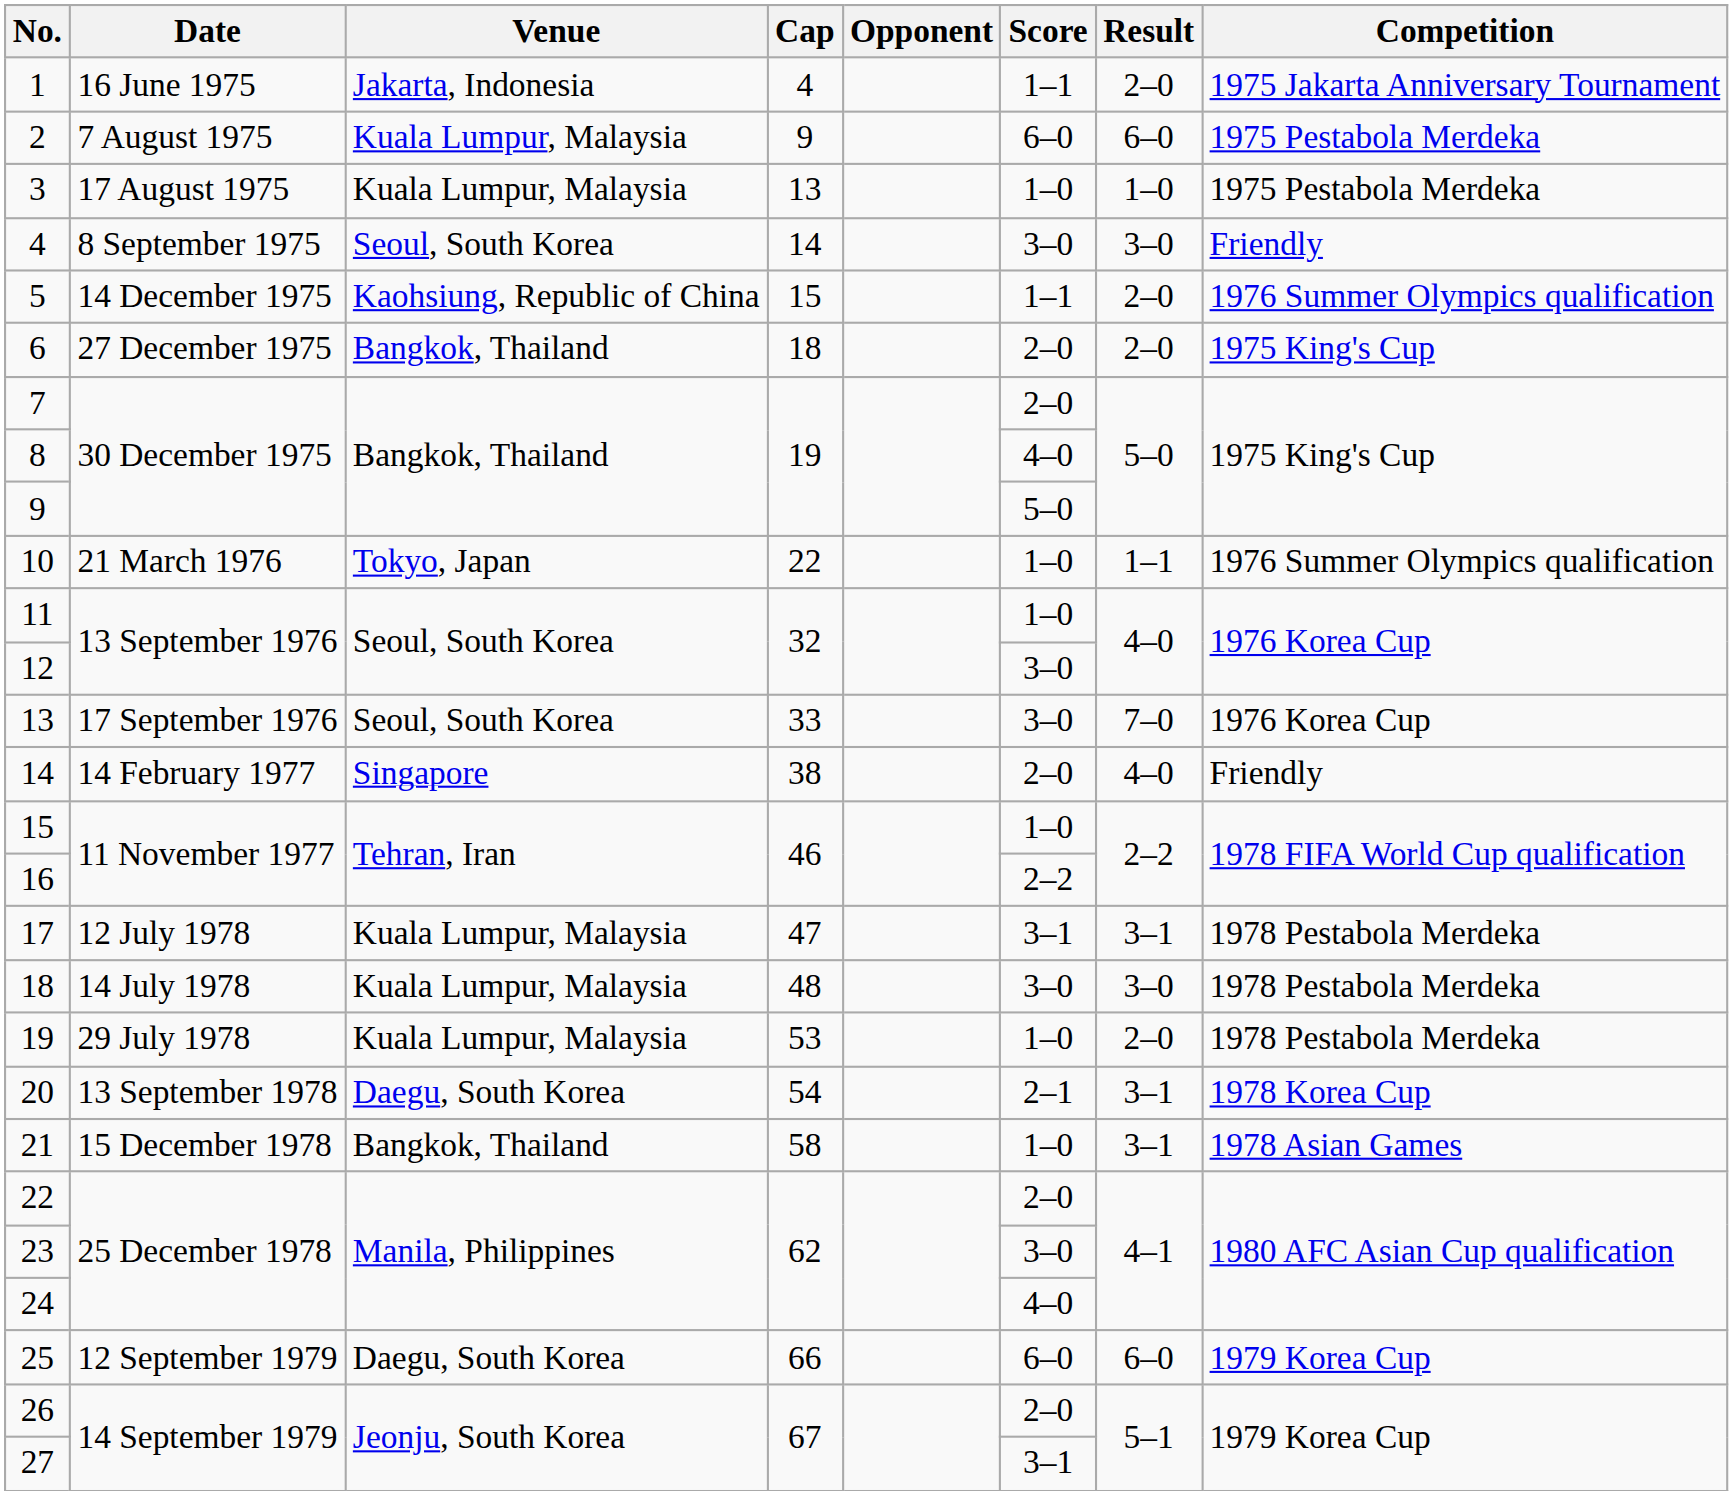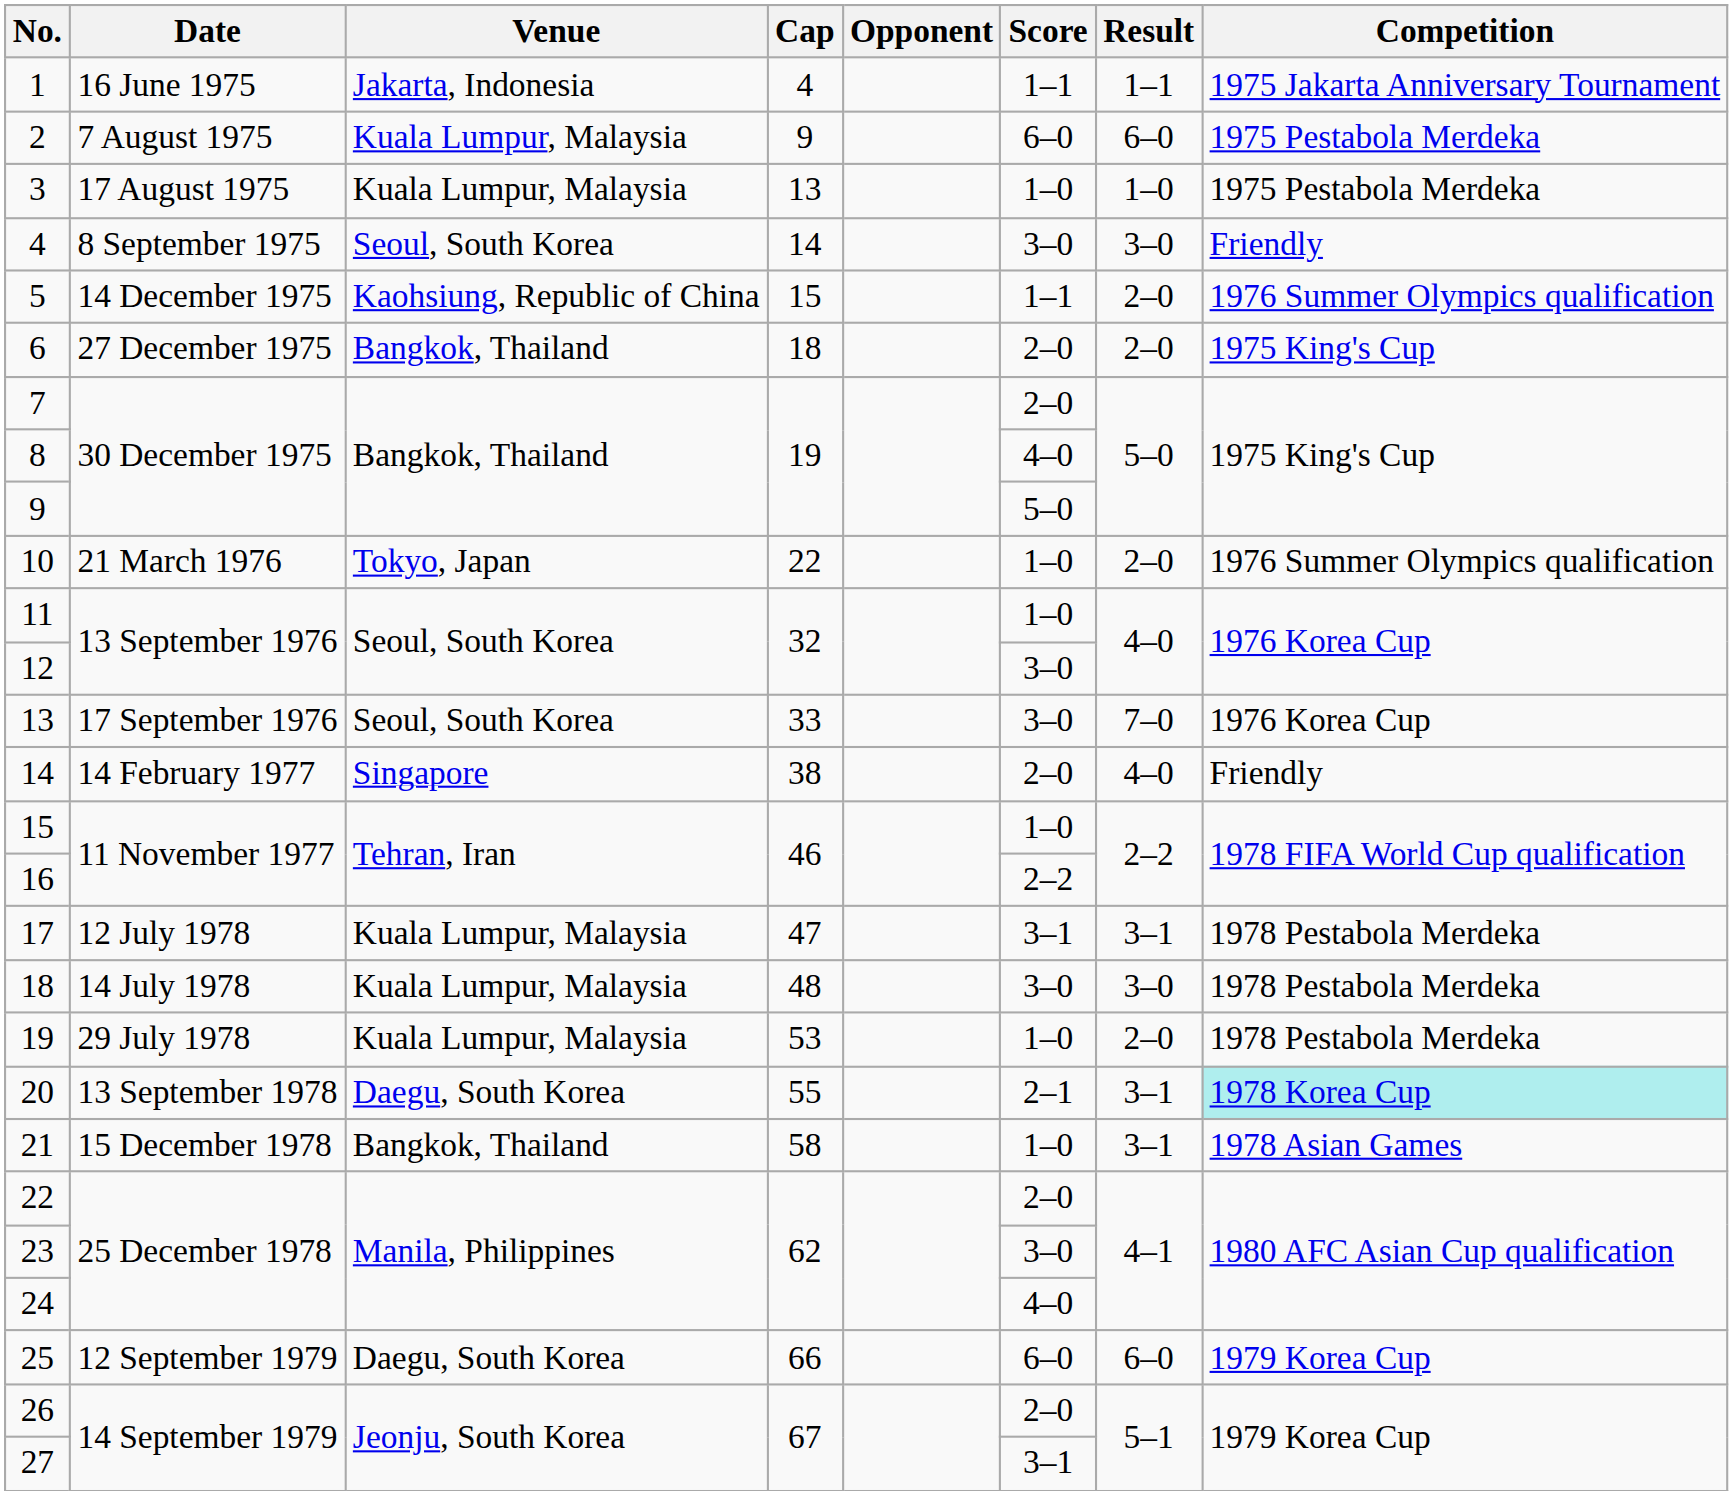(1149, 84) 2–0 -> (1149, 84) 1–1
(1149, 561) 1–1 -> (1149, 561) 2–0
(805, 1091) 54 -> (805, 1091) 55
(1320, 1091) no background -> (1320, 1091) paleturquoise background
